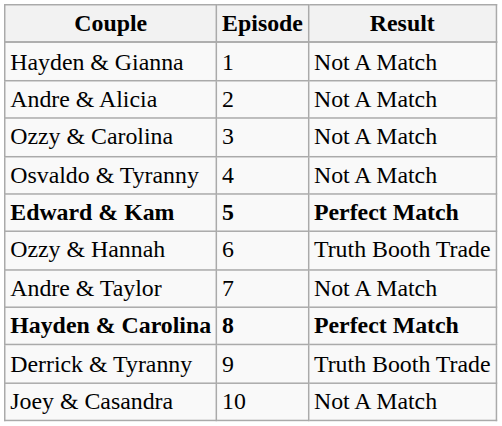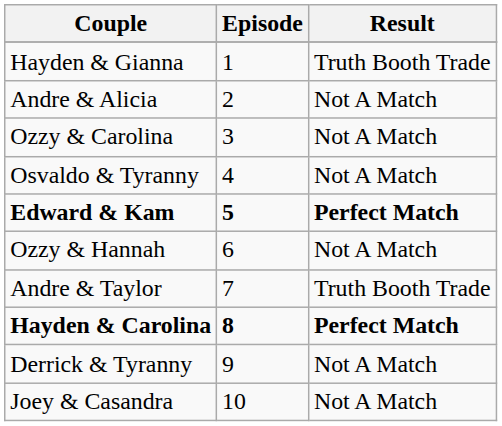(376, 61) Not A Match -> (402, 61) Truth Booth Trade
(402, 250) Truth Booth Trade -> (376, 250) Not A Match
(376, 288) Not A Match -> (402, 288) Truth Booth Trade
(402, 363) Truth Booth Trade -> (376, 363) Not A Match
